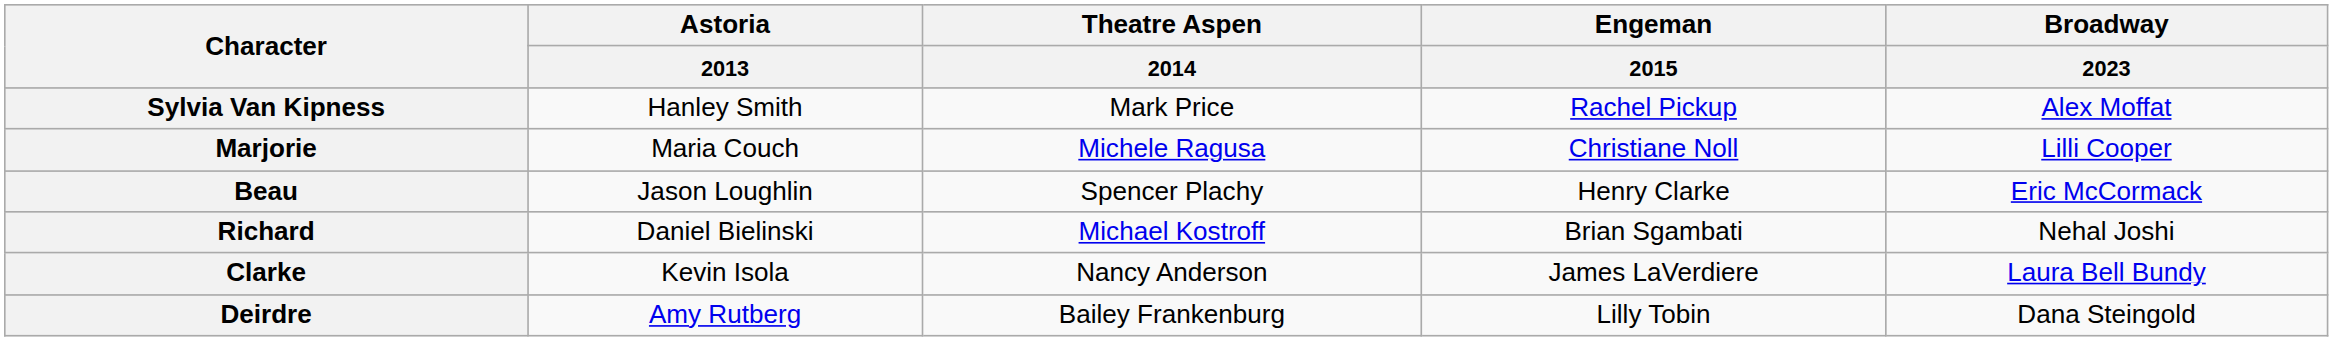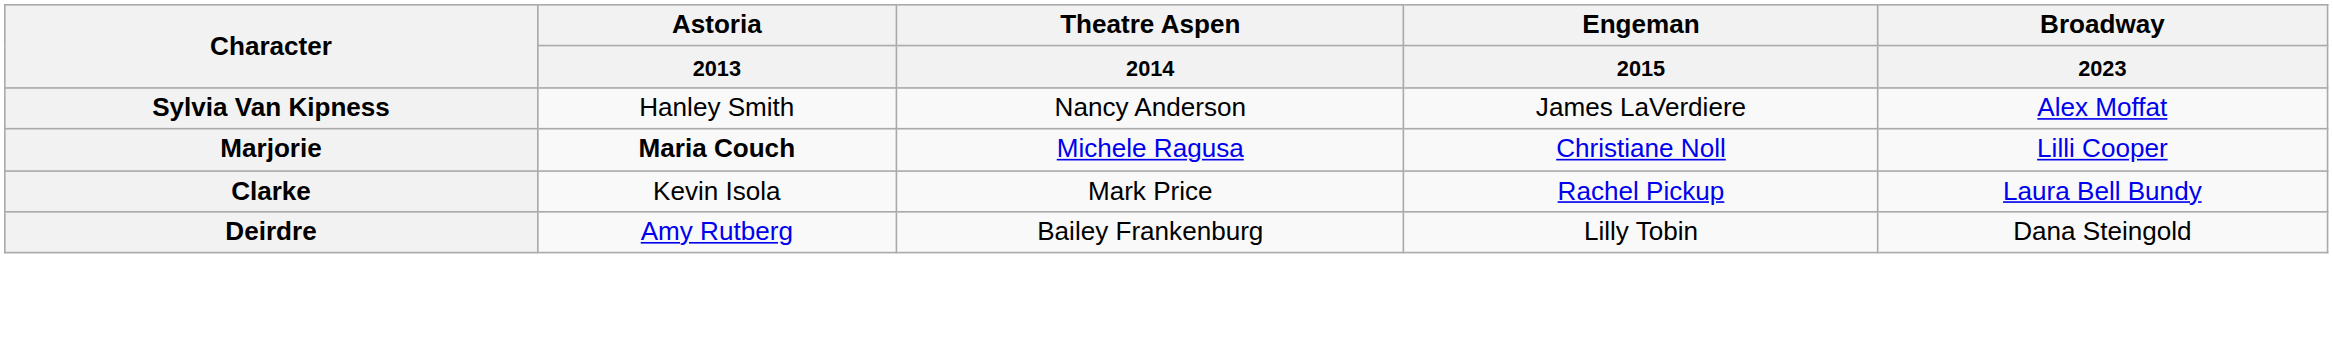(1172, 107) Mark Price -> (1150, 107) Nancy Anderson
(1654, 107) Rachel Pickup -> (1641, 107) James LaVerdiere
(725, 149) normal -> (717, 149) bold
- row: (266, 190)
- row: (266, 231)
(1172, 273) Nancy Anderson -> (1150, 190) Mark Price
(1654, 273) James LaVerdiere -> (1641, 190) Rachel Pickup
